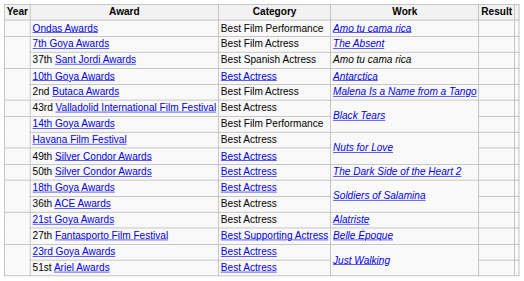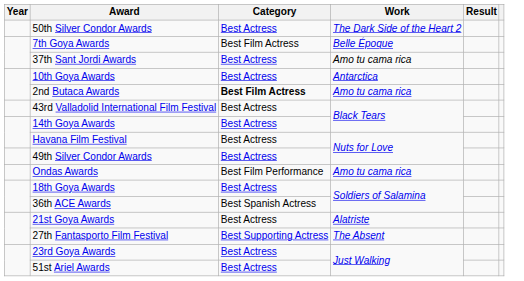rows swapped: (65, 28) <-> (92, 172)
(359, 44) The Absent -> (363, 44) Belle Époque
(268, 60) Best Spanish Actress -> (249, 60) Best Actress
(260, 92) normal -> (263, 92) bold
(405, 92) Malena Is a Name from a Tango -> (372, 92) Amo tu cama rica
(272, 124) Best Film Performance -> (249, 124) Best Actress
(249, 204) Best Actress -> (268, 204) Best Spanish Actress
(363, 236) Belle Époque -> (359, 236) The Absent
